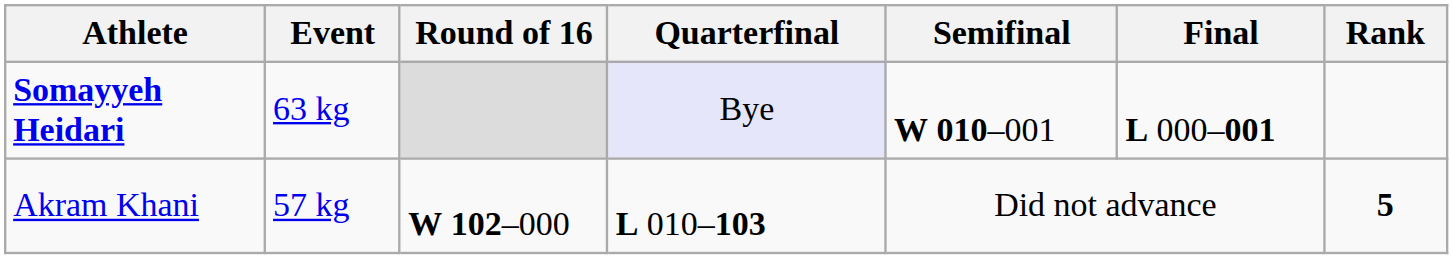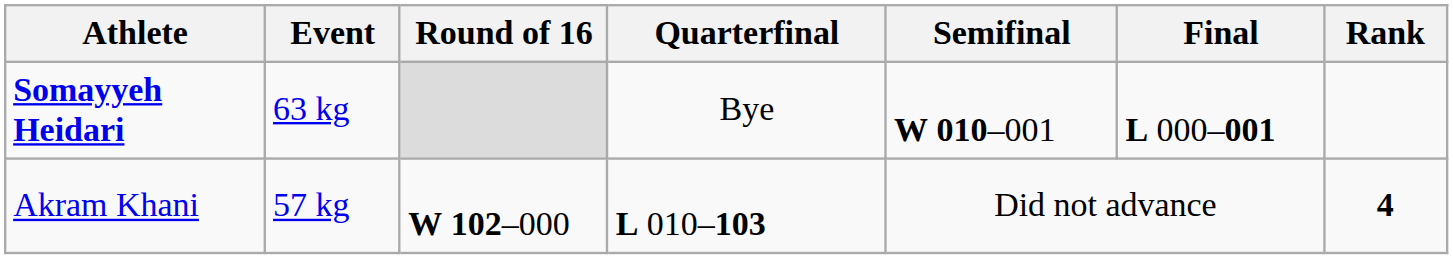(747, 109) lavender background -> (747, 109) no background
(1385, 205) 5 -> (1385, 205) 4
